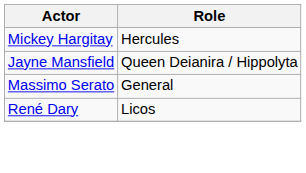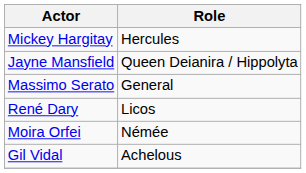+ row: (44, 132)
+ row: (35, 156)
